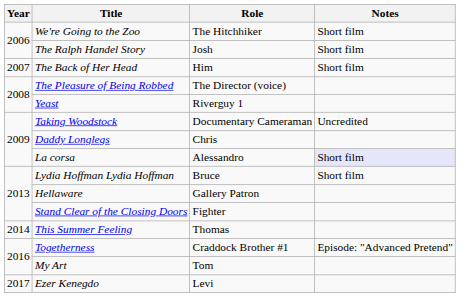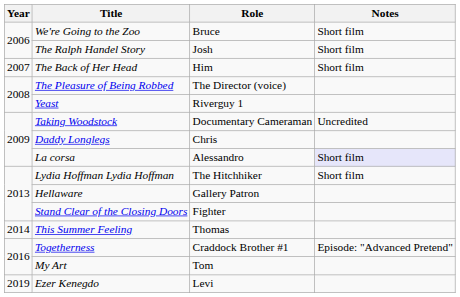(227, 31) The Hitchhiker -> (206, 31) Bruce
(206, 175) Bruce -> (227, 175) The Hitchhiker
(18, 283) 2017 -> (18, 283) 2019
